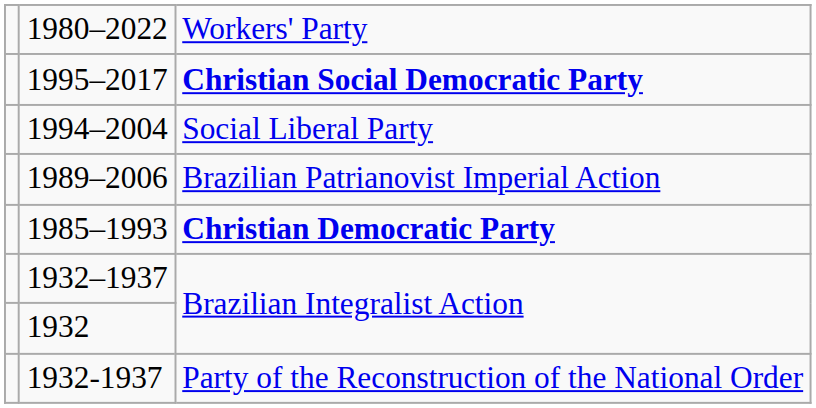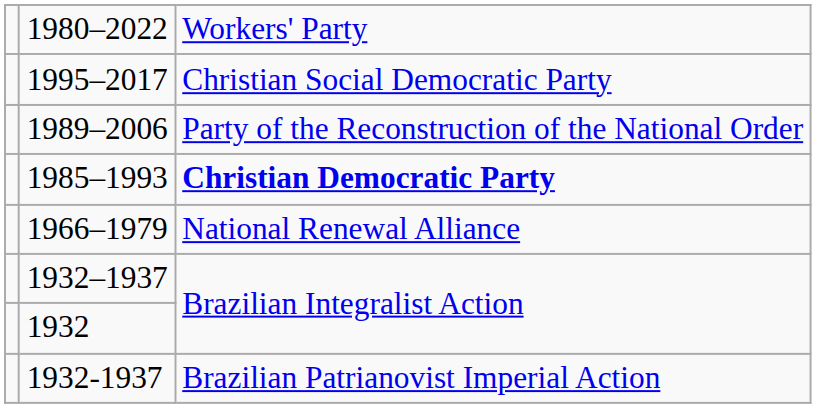(413, 79) bold -> (397, 79) normal
- row: (97, 128)
(421, 178) Brazilian Patrianovist Imperial Action -> (493, 128) Party of the Reconstruction of the National Order
+ row: (97, 228)
(493, 377) Party of the Reconstruction of the National Order -> (421, 377) Brazilian Patrianovist Imperial Action
